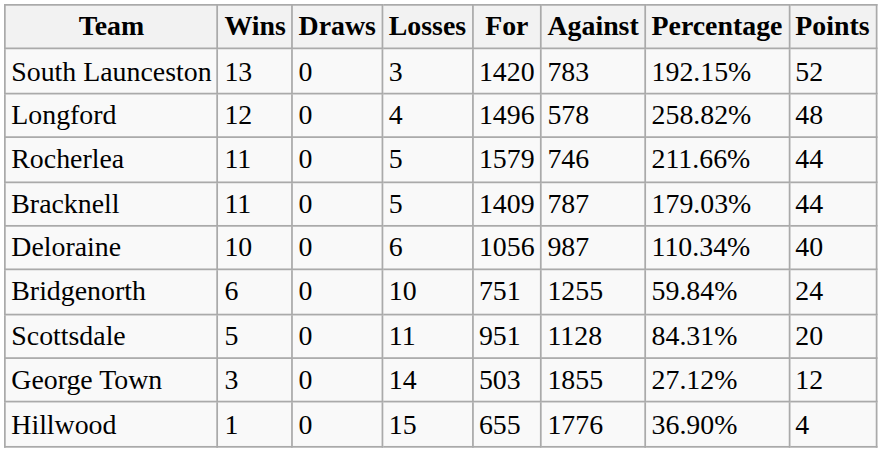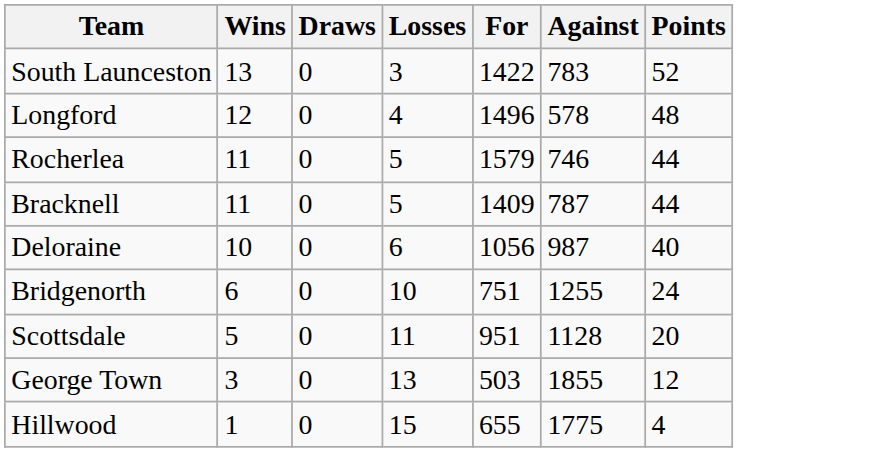- column: (717, 26)
(507, 70) 1420 -> (507, 70) 1422
(403, 379) 14 -> (403, 379) 13
(575, 423) 1776 -> (575, 423) 1775
